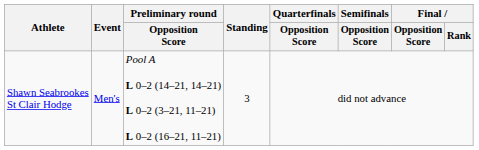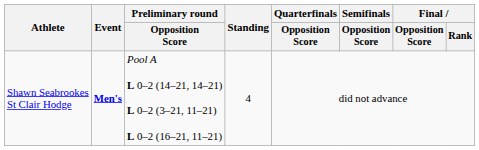(107, 98) normal -> (108, 98) bold
(247, 98) 3 -> (248, 98) 4
